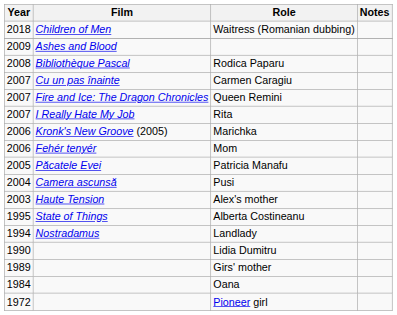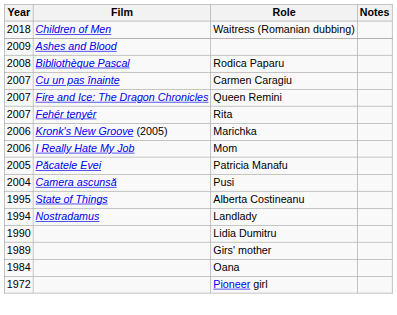(85, 115) I Really Hate My Job -> (66, 115) Fehér tenyér
(66, 149) Fehér tenyér -> (85, 149) I Really Hate My Job
- row: (19, 200)
